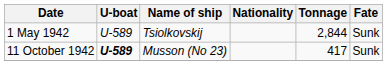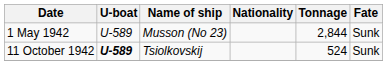(173, 32) Tsiolkovskij -> (185, 32) Musson (No 23)
(185, 51) Musson (No 23) -> (173, 51) Tsiolkovskij
(337, 51) 417 -> (337, 51) 524
